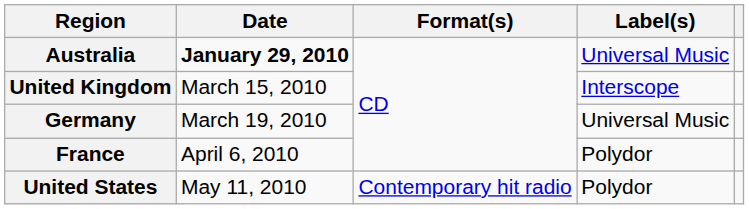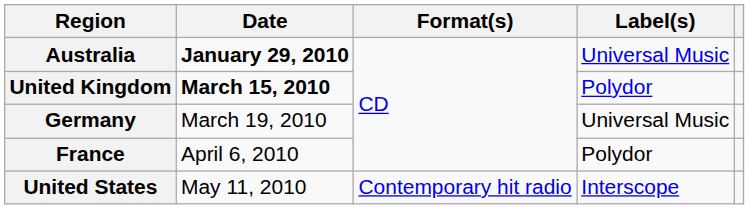(254, 87) normal -> (256, 87) bold
(630, 87) Interscope -> (617, 87) Polydor
(617, 187) Polydor -> (630, 187) Interscope
